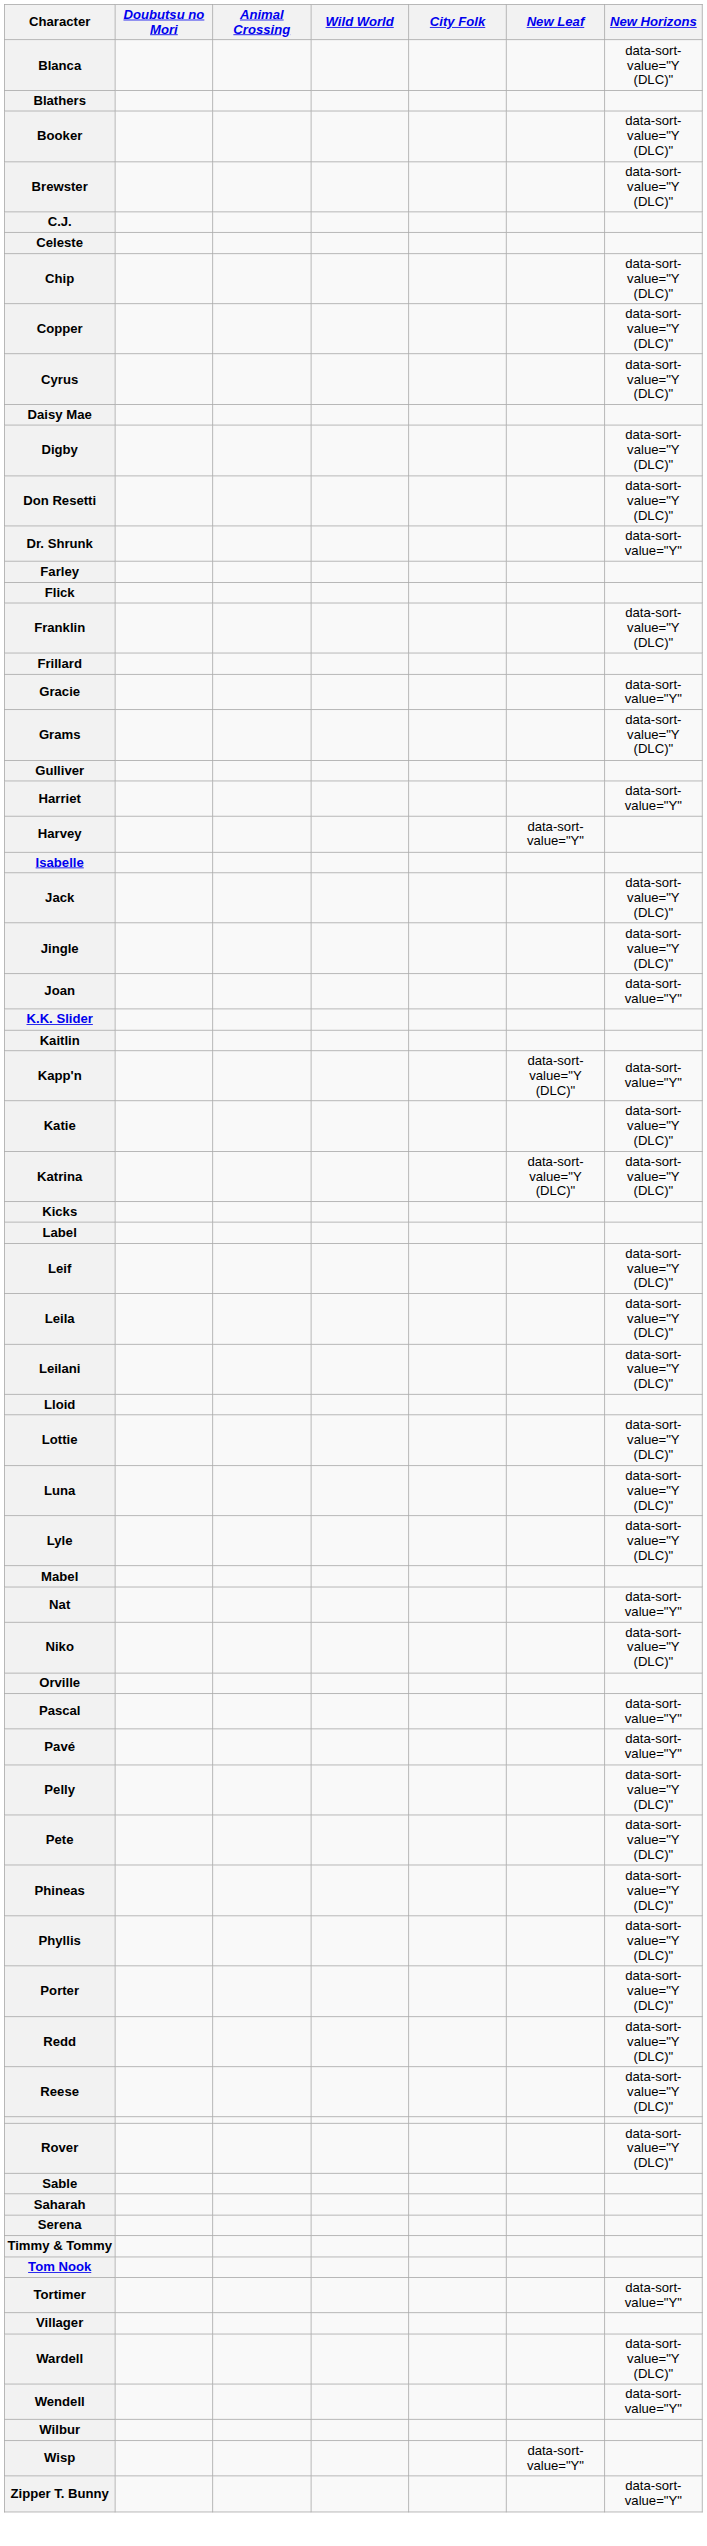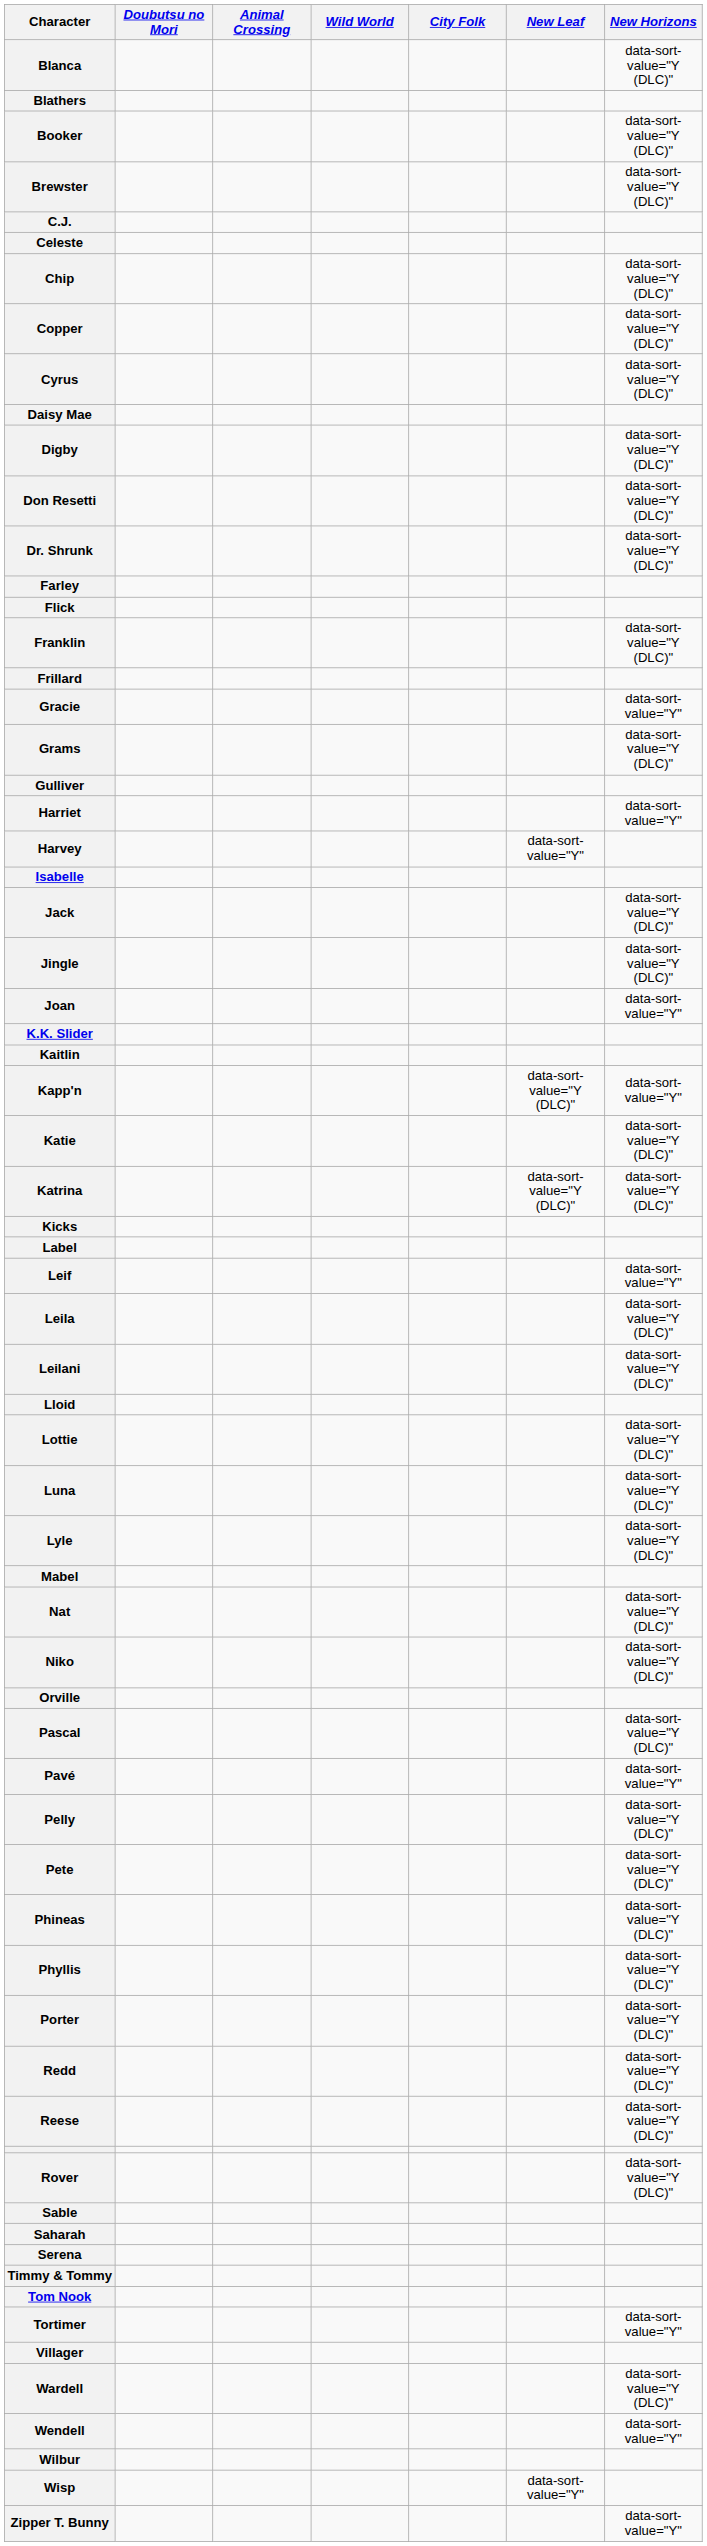(653, 543) data-sort-value="Y" -> (653, 551) data-sort-value="Y (DLC)"
(653, 1268) data-sort-value="Y (DLC)" -> (653, 1275) data-sort-value="Y"
(653, 1604) data-sort-value="Y" -> (653, 1612) data-sort-value="Y (DLC)"
(653, 1711) data-sort-value="Y" -> (653, 1733) data-sort-value="Y (DLC)"
